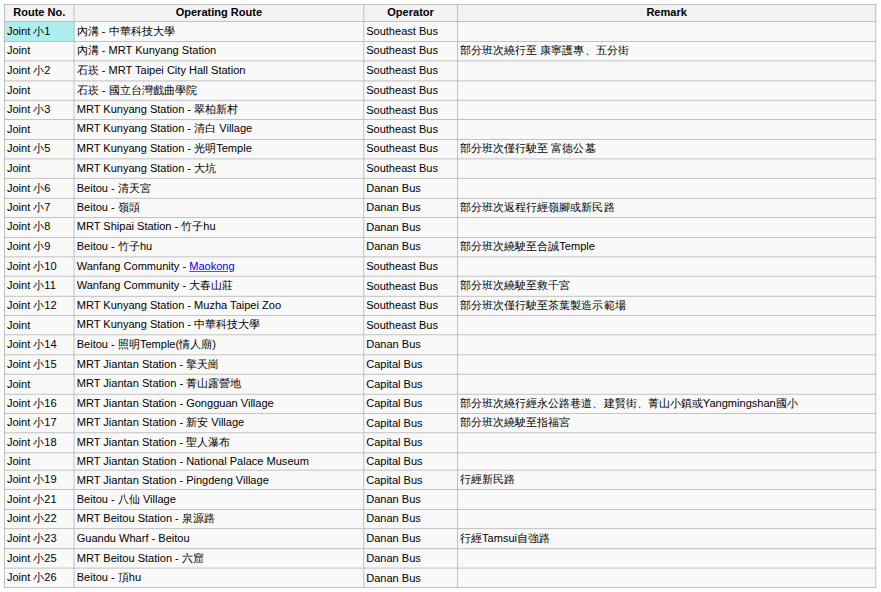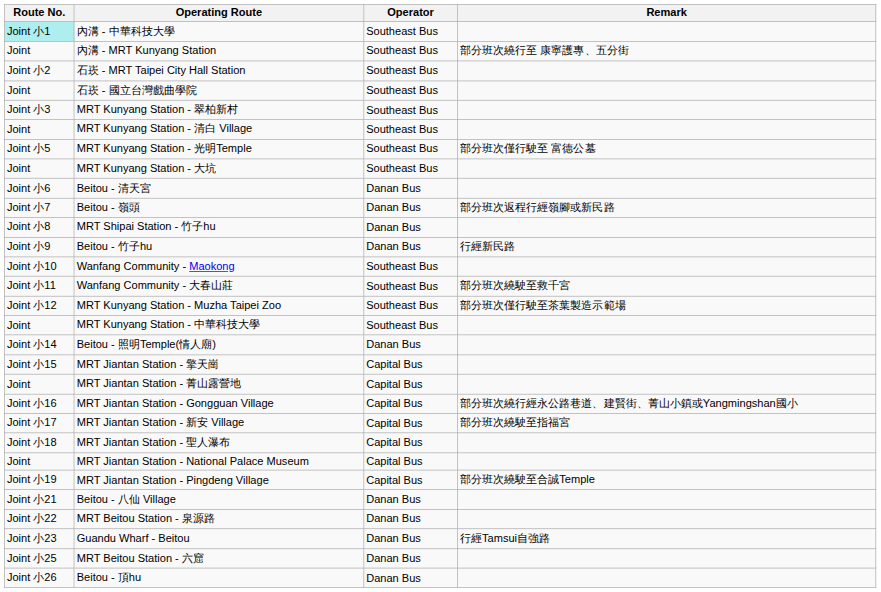(527, 246) 部分班次繞駛至合誠Temple -> (488, 246) 行經新民路
(488, 479) 行經新民路 -> (527, 479) 部分班次繞駛至合誠Temple
